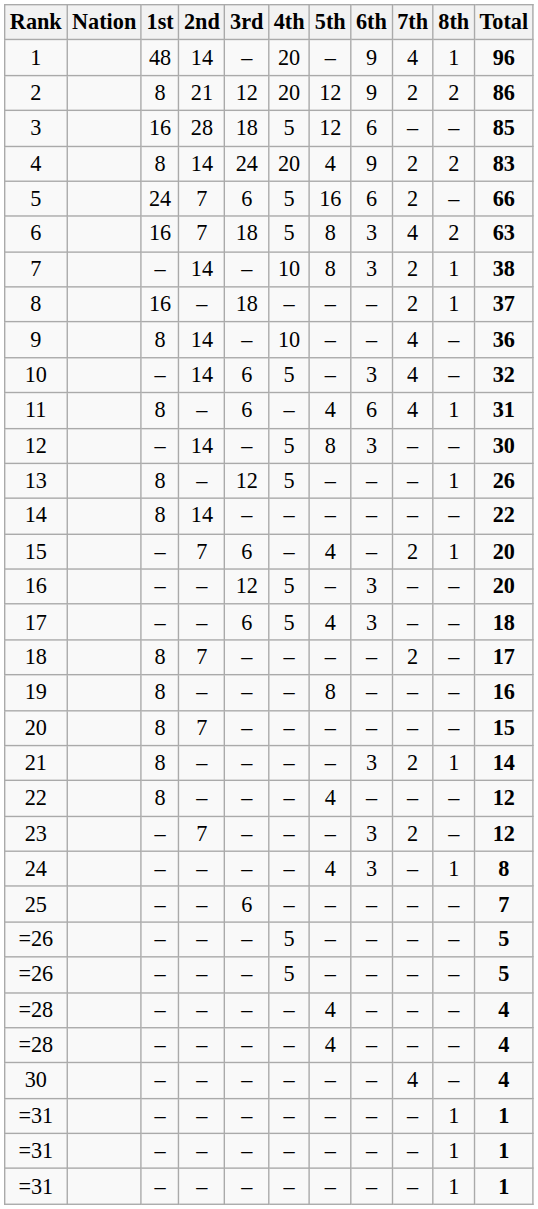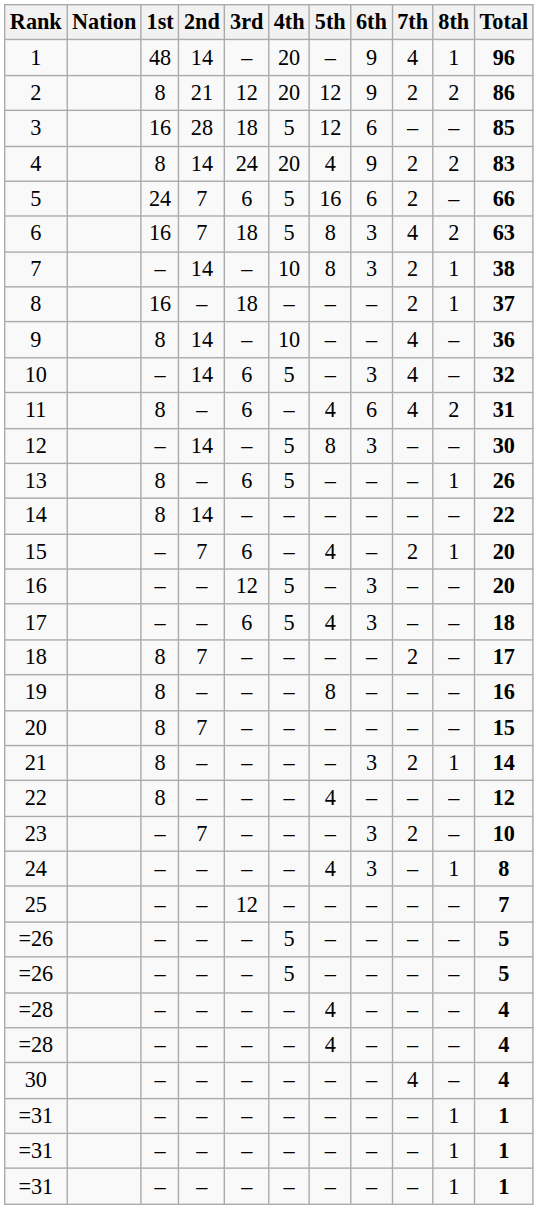(454, 410) 1 -> (454, 410) 2
(247, 480) 12 -> (247, 480) 6
(504, 833) 12 -> (504, 833) 10
(247, 903) 6 -> (247, 903) 12
